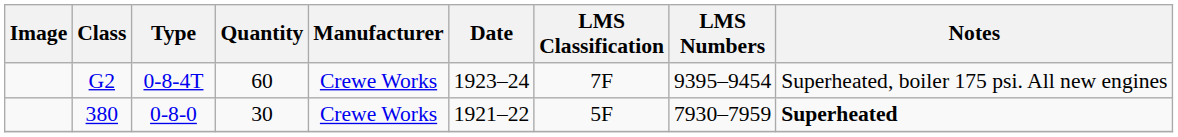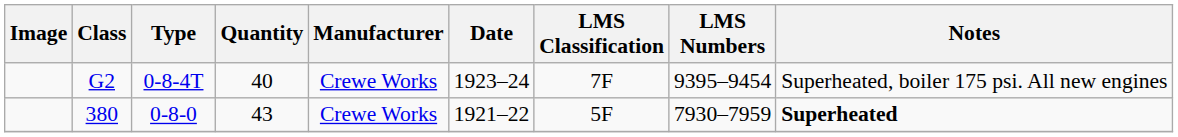(262, 80) 60 -> (262, 80) 40
(262, 114) 30 -> (262, 114) 43
